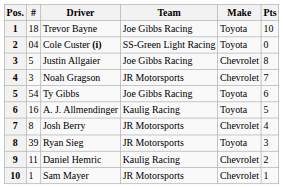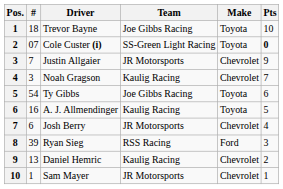(33, 45) 04 -> (33, 45) 07
(266, 45) normal -> (266, 45) bold
(31, 61) 5 -> (31, 61) 7
(158, 61) Joe Gibbs Racing -> (153, 61) JR Motorsports
(266, 61) 8 -> (266, 61) 9
(153, 77) JR Motorsports -> (151, 77) Kaulig Racing
(31, 126) 8 -> (31, 126) 6
(153, 143) JR Motorsports -> (147, 143) RSS Racing
(234, 143) Toyota -> (229, 143) Ford
(33, 159) 11 -> (33, 159) 13
